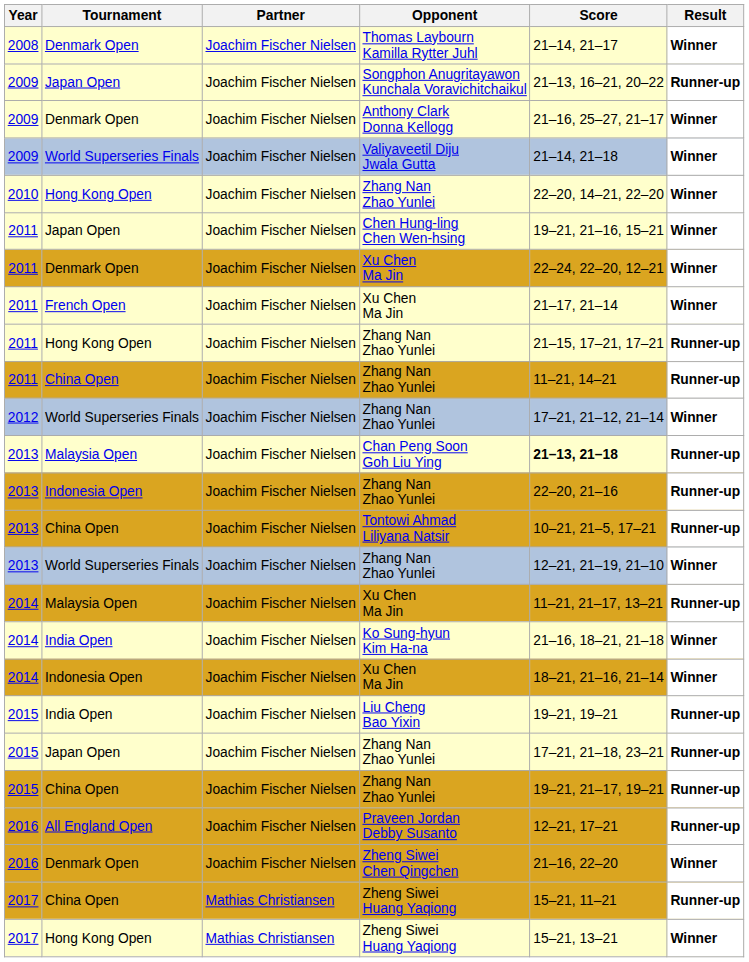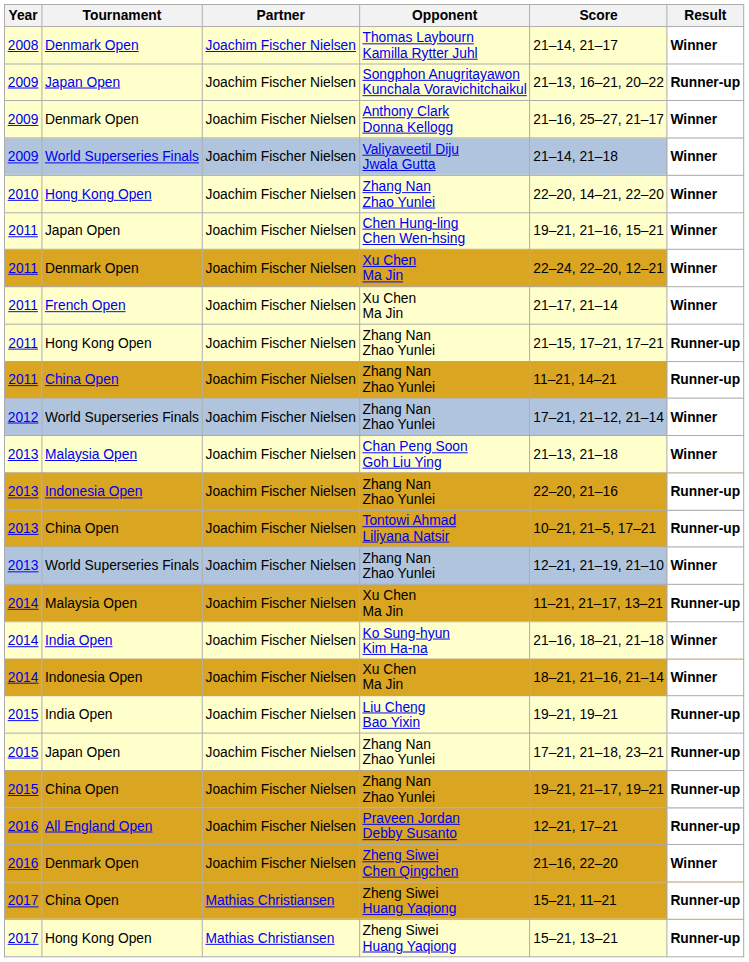(576, 455) bold -> (576, 455) normal
(705, 455) Runner-up -> (694, 455) Winner
(694, 938) Winner -> (705, 938) Runner-up
